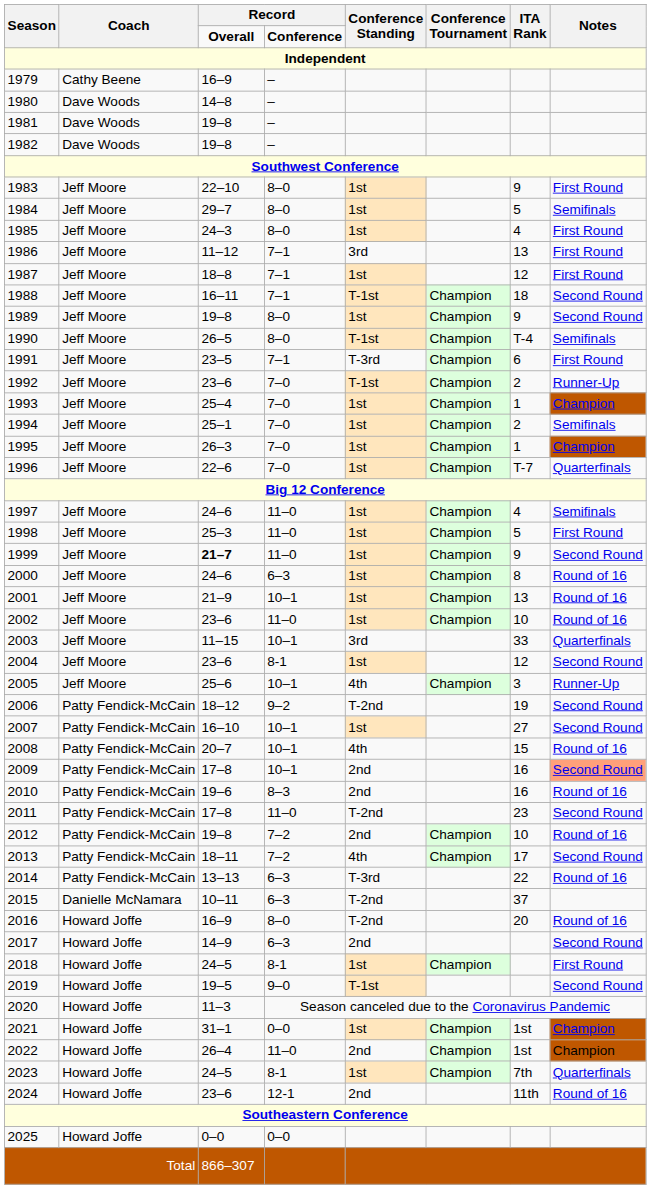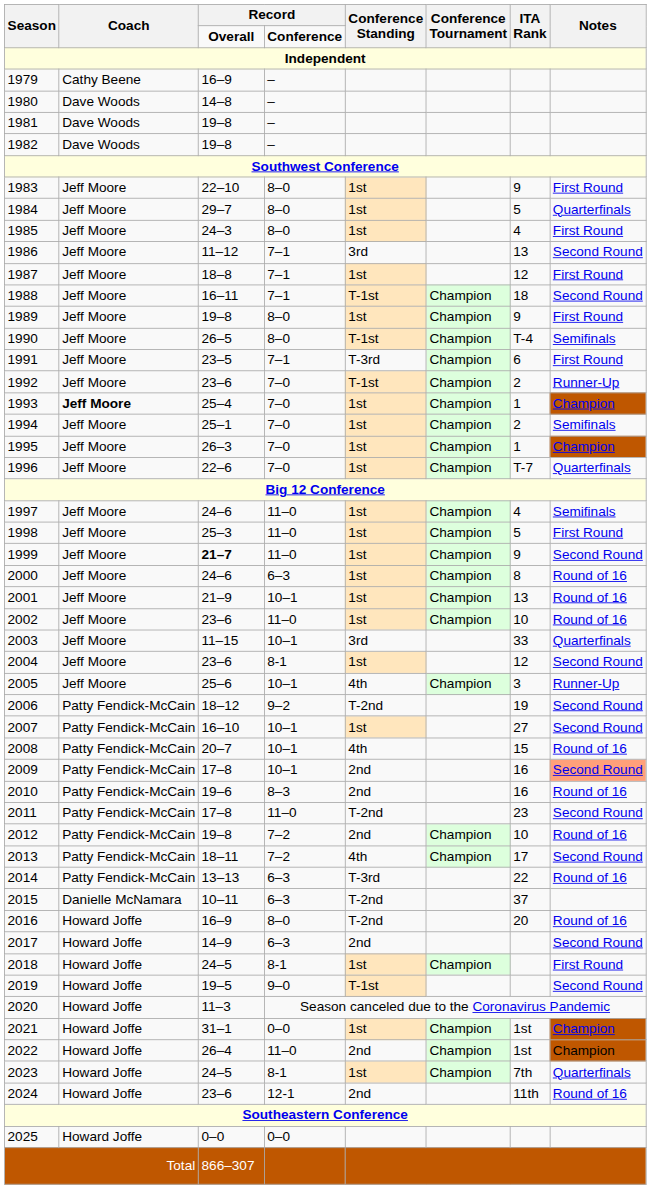(584, 209) Semifinals -> (592, 209) Quarterfinals
(588, 252) First Round -> (598, 252) Second Round
(598, 317) Second Round -> (588, 317) First Round
(94, 403) normal -> (97, 403) bold
